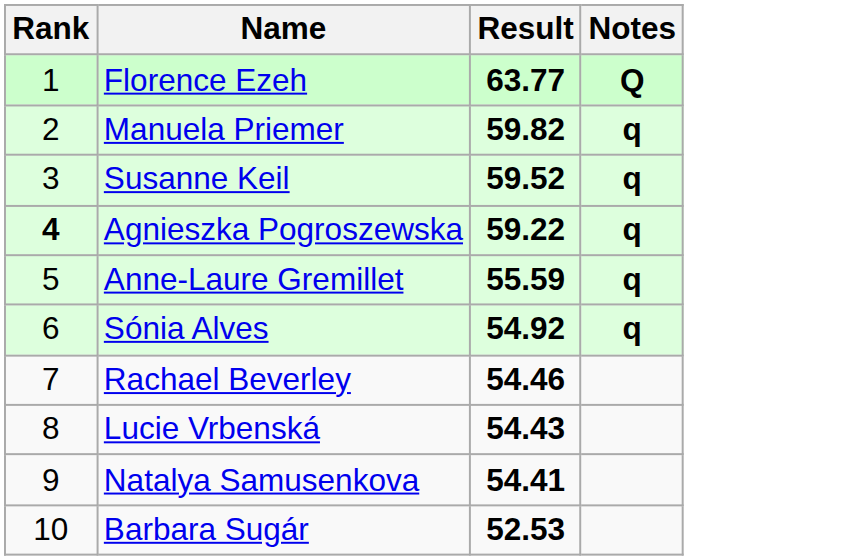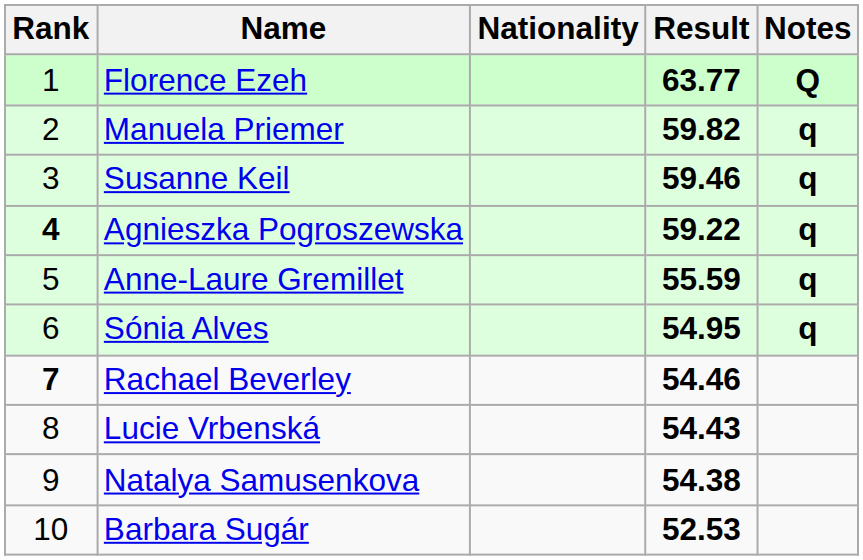+ column: (558, 29)
(526, 179) 59.52 -> (701, 179) 59.46
(526, 329) 54.92 -> (701, 329) 54.95
(51, 379) normal -> (51, 379) bold
(526, 479) 54.41 -> (701, 479) 54.38
